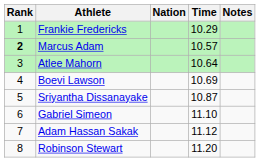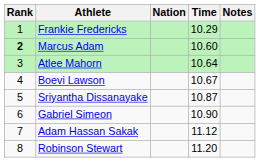(204, 47) 10.57 -> (204, 47) 10.60
(204, 81) 10.69 -> (204, 81) 10.67
(204, 115) 11.10 -> (204, 115) 10.90
